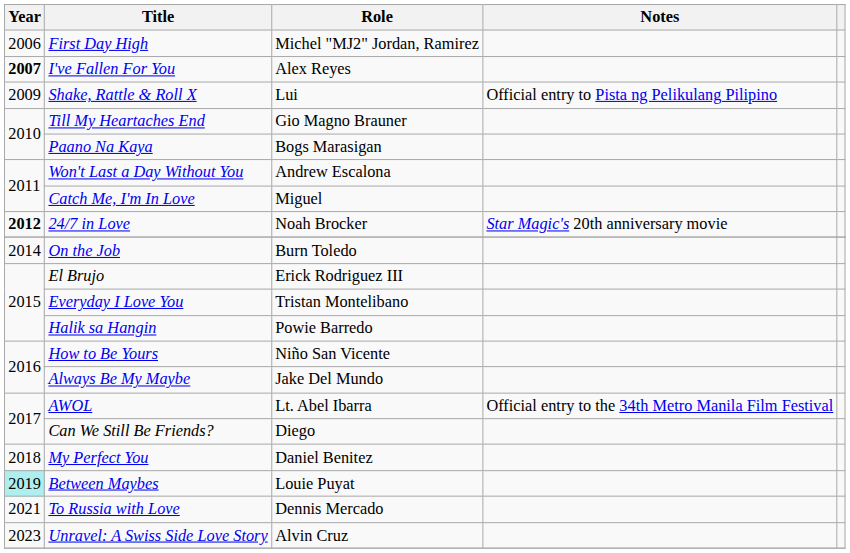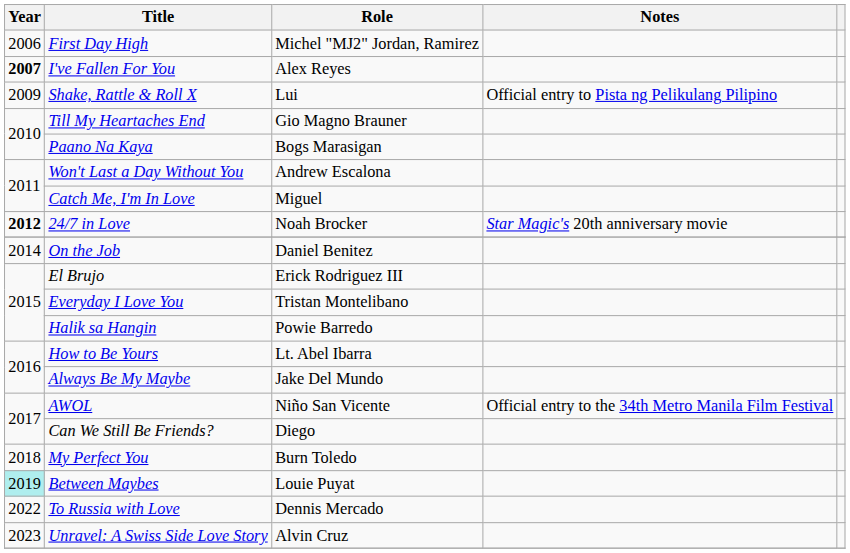(316, 250) Burn Toledo -> (324, 250) Daniel Benitez
(333, 353) Niño San Vicente -> (323, 353) Lt. Abel Ibarra
(323, 405) Lt. Abel Ibarra -> (333, 405) Niño San Vicente
(324, 457) Daniel Benitez -> (316, 457) Burn Toledo
(25, 509) 2021 -> (25, 509) 2022
